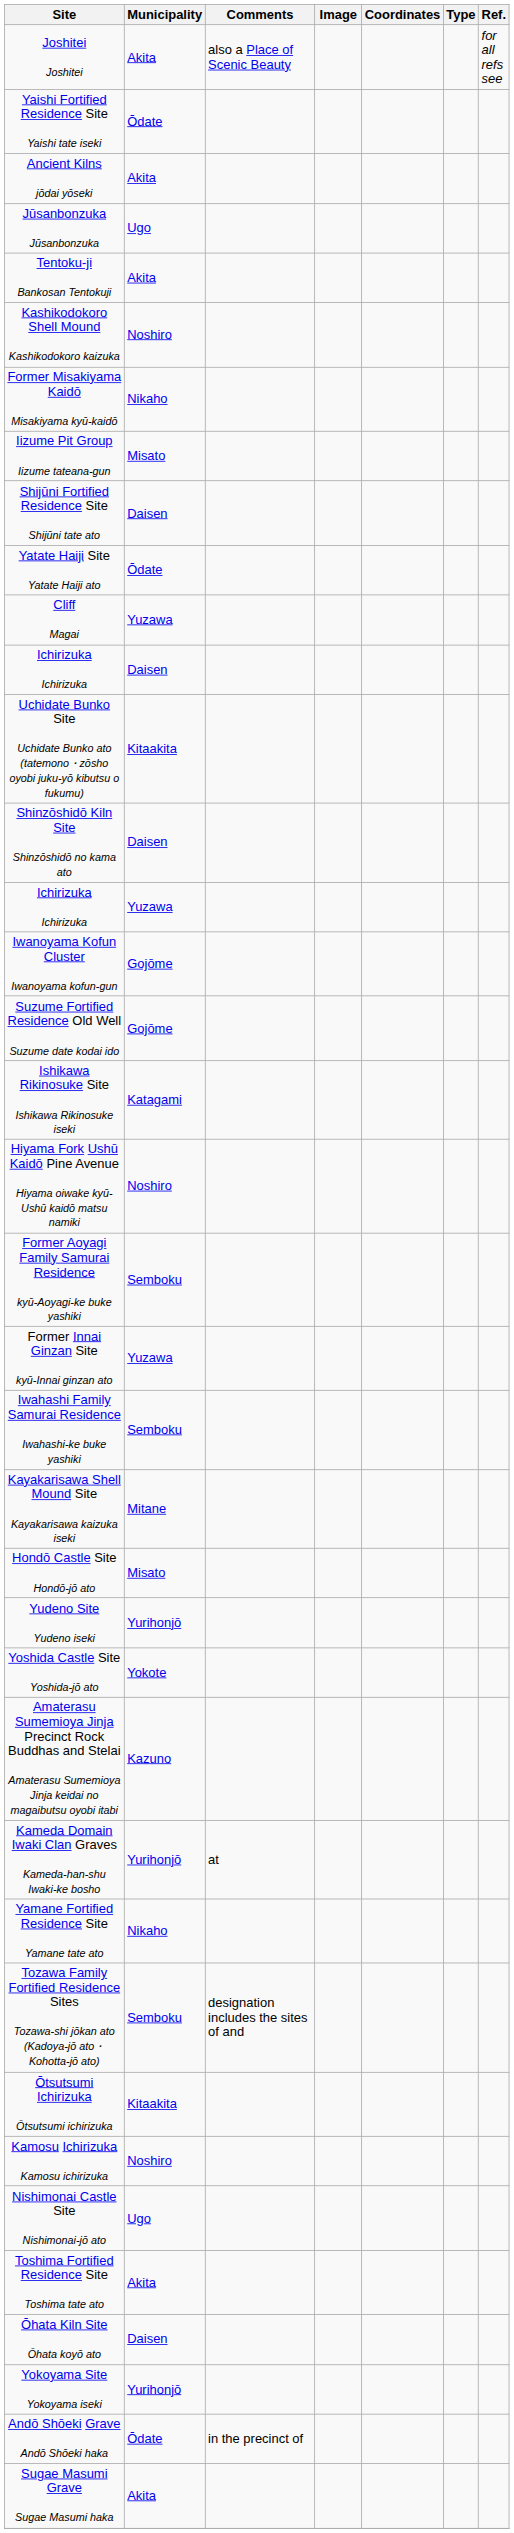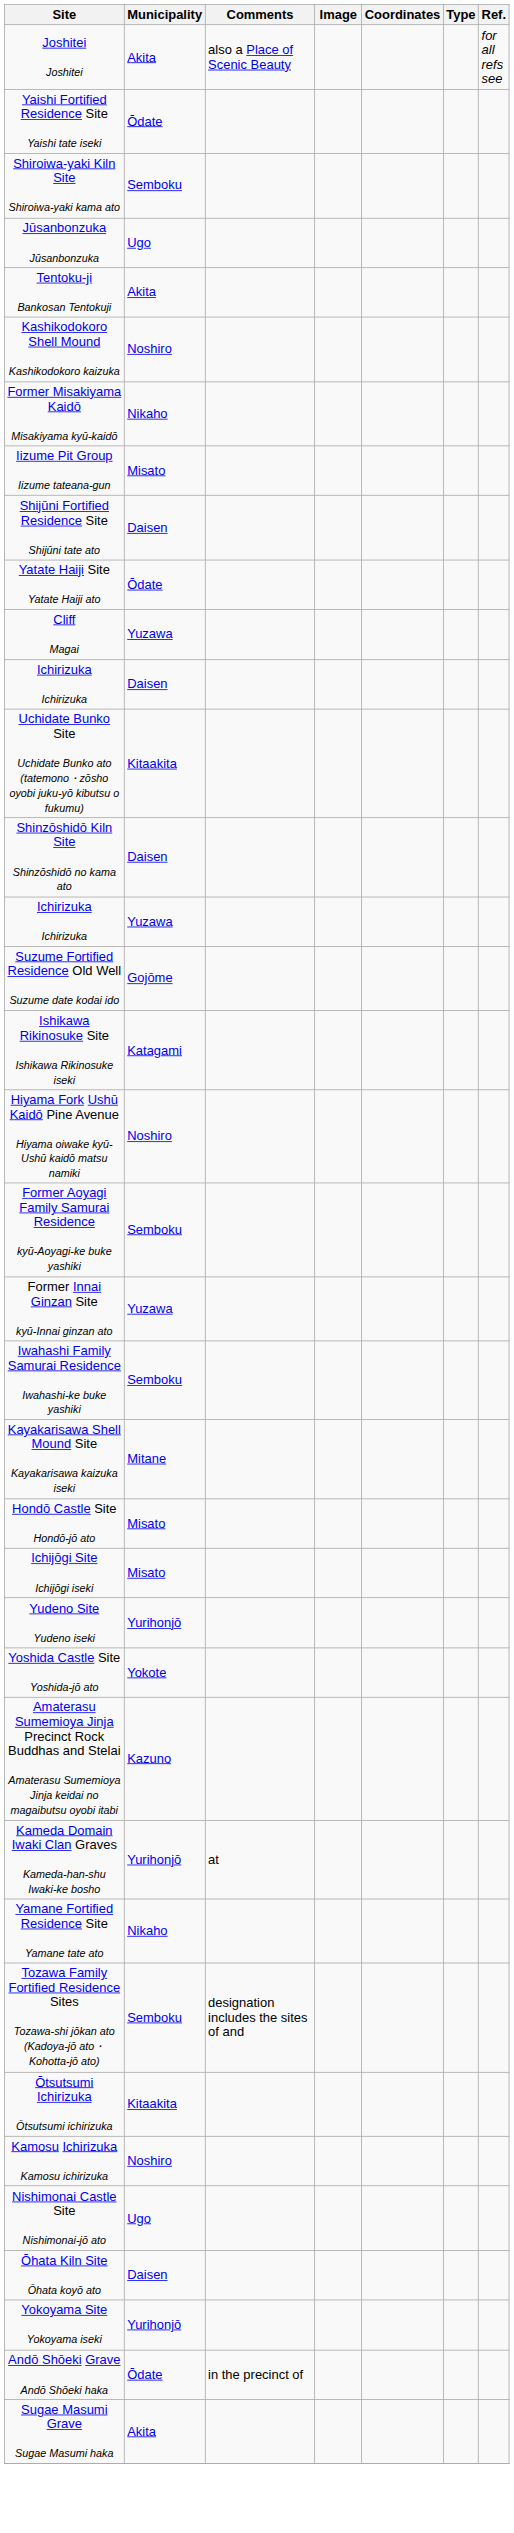- row: (64, 178)
+ row: (64, 185)
- row: (64, 964)
+ row: (64, 1573)
- row: (64, 2282)
